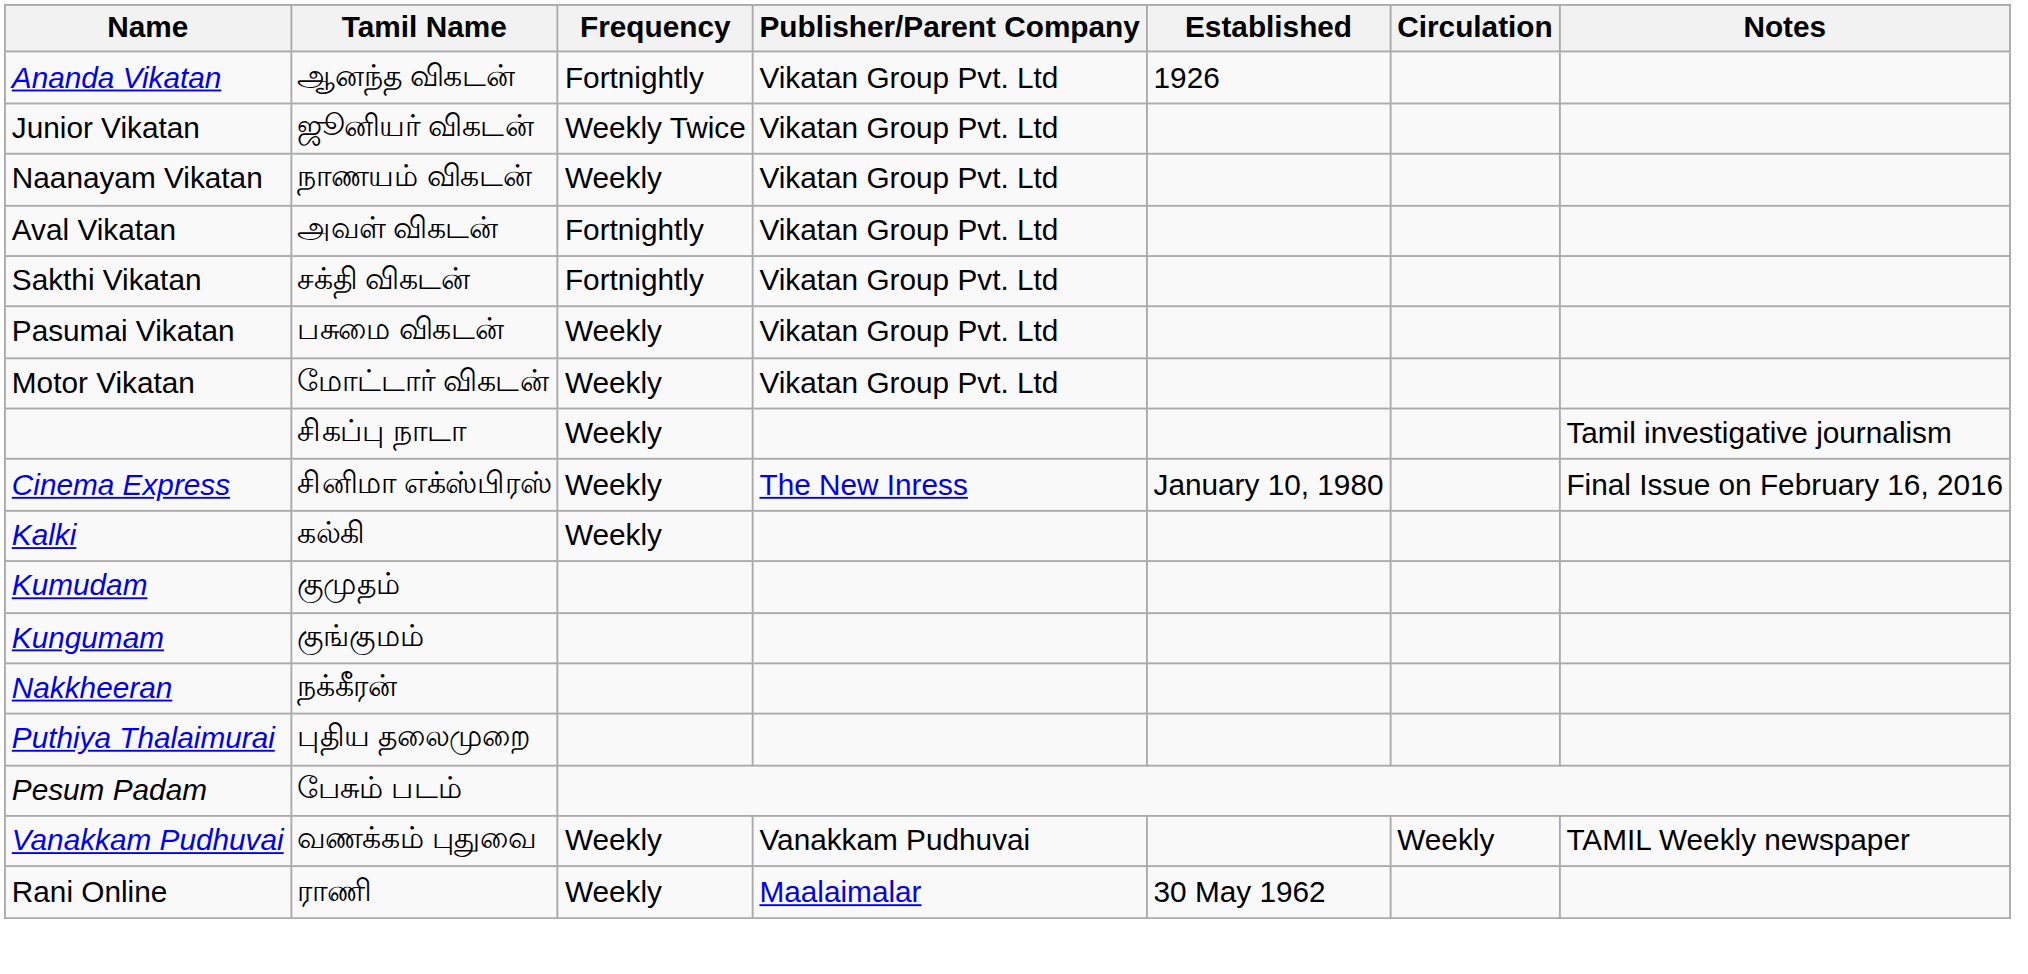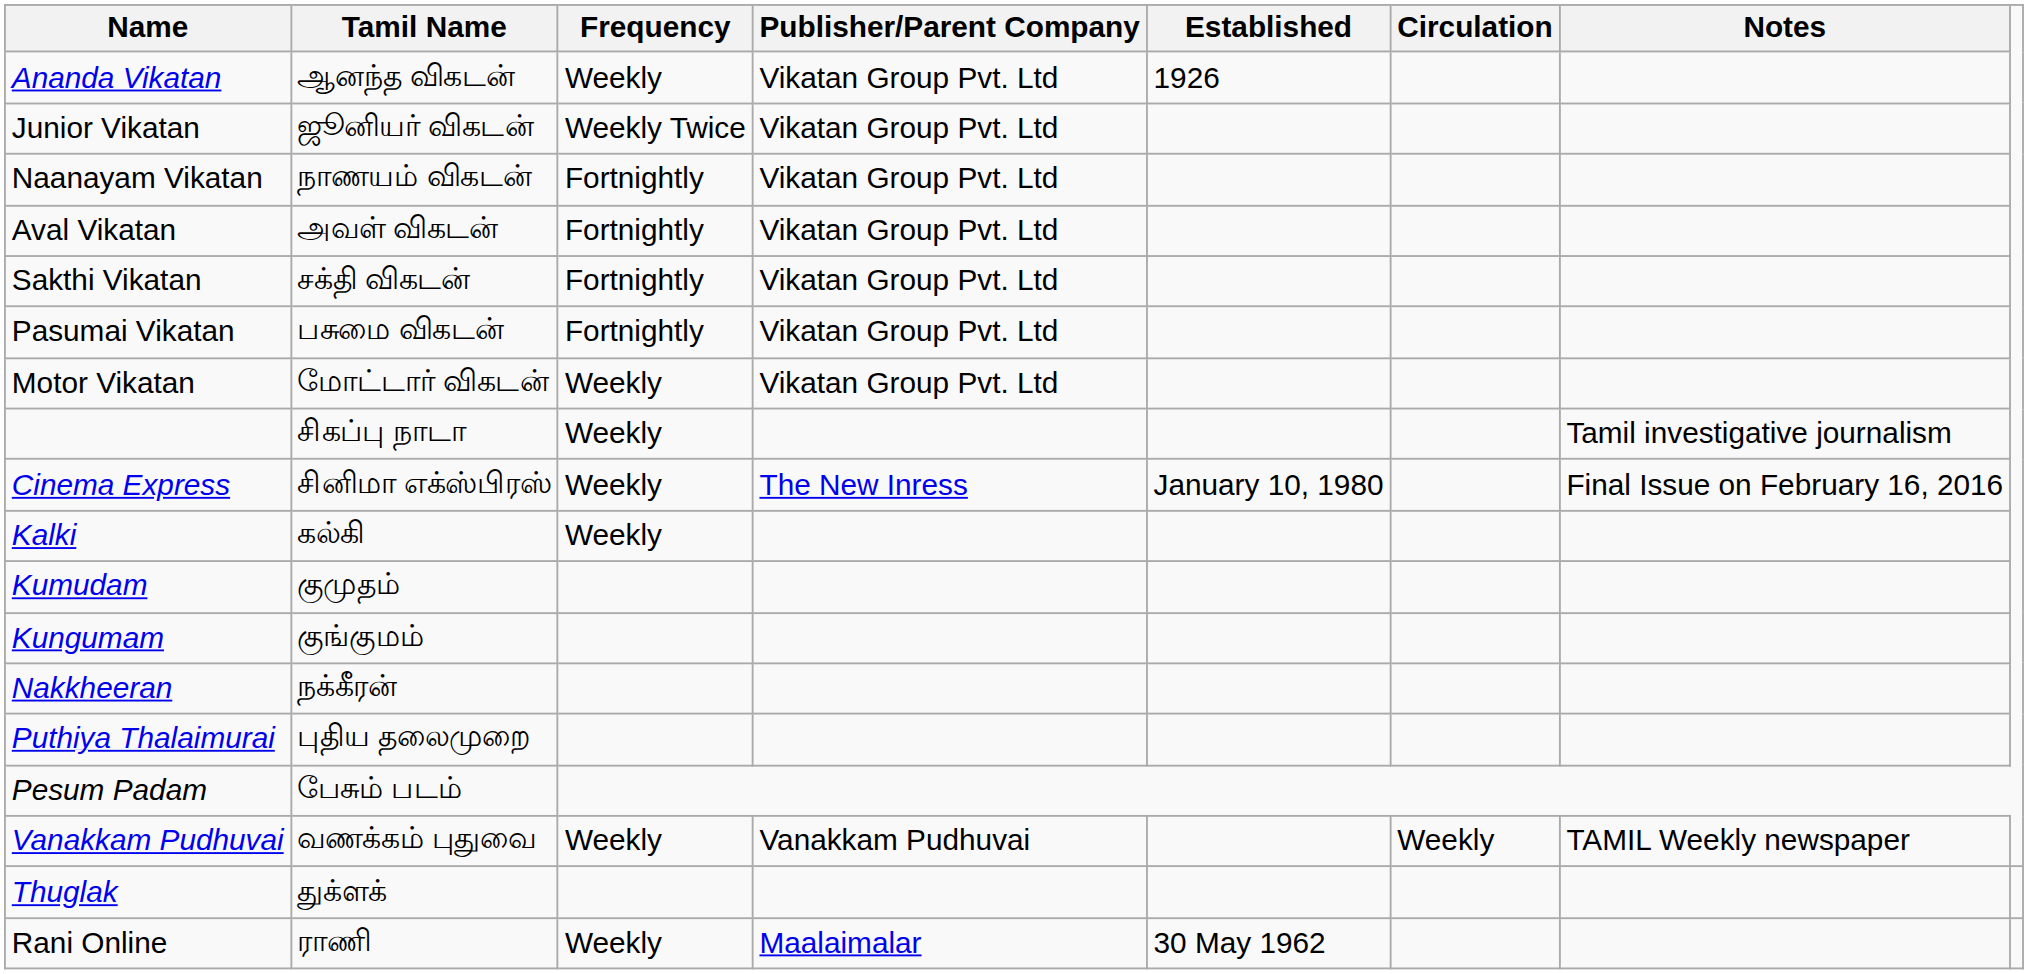(634, 77) Fortnightly -> (613, 77) Weekly
(613, 178) Weekly -> (634, 178) Fortnightly
(613, 331) Weekly -> (634, 331) Fortnightly
+ row: (65, 891)
